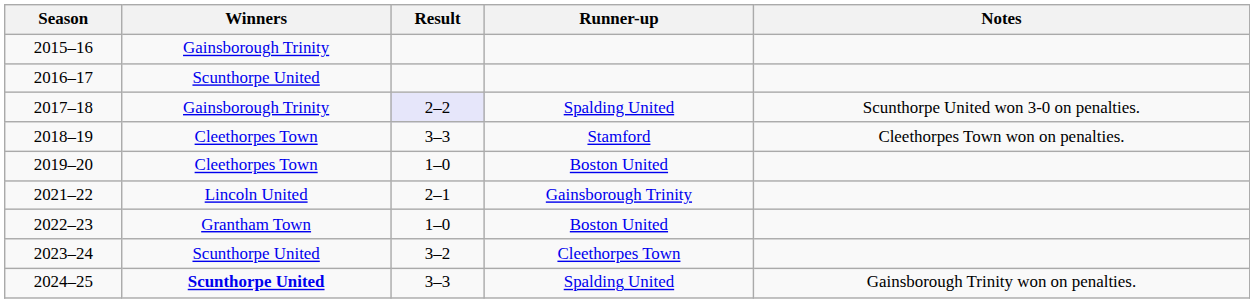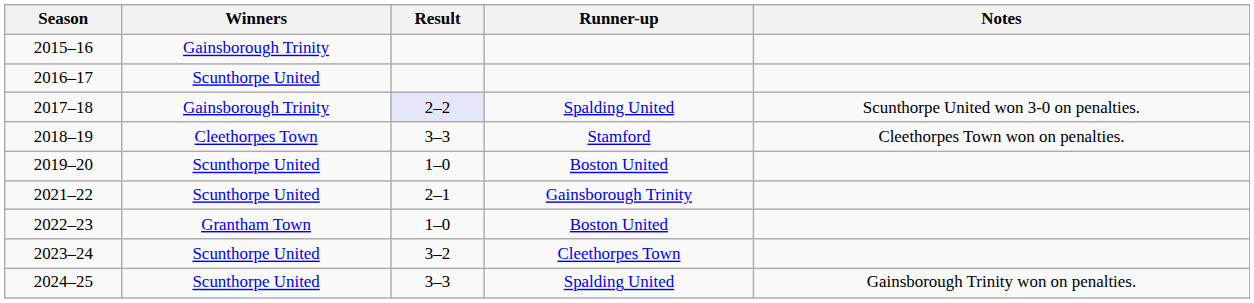(256, 165) Cleethorpes Town -> (256, 165) Scunthorpe United
(256, 194) Lincoln United -> (256, 194) Scunthorpe United
(256, 282) bold -> (256, 282) normal
